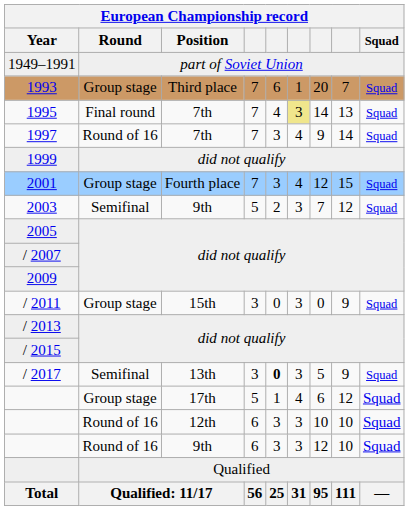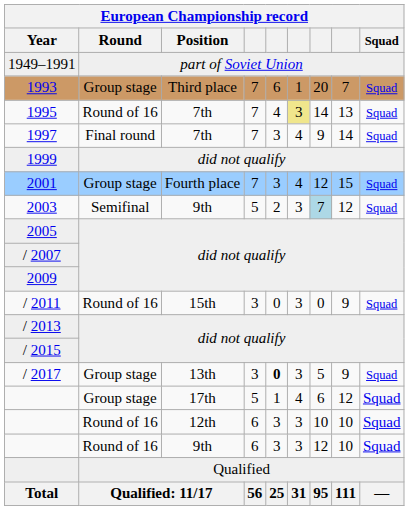(120, 111) Final round -> (120, 111) Round of 16
(120, 135) Round of 16 -> (120, 135) Final round
(321, 207) no background -> (321, 207) lightblue background
(120, 302) Group stage -> (120, 302) Round of 16
(120, 374) Semifinal -> (120, 374) Group stage
